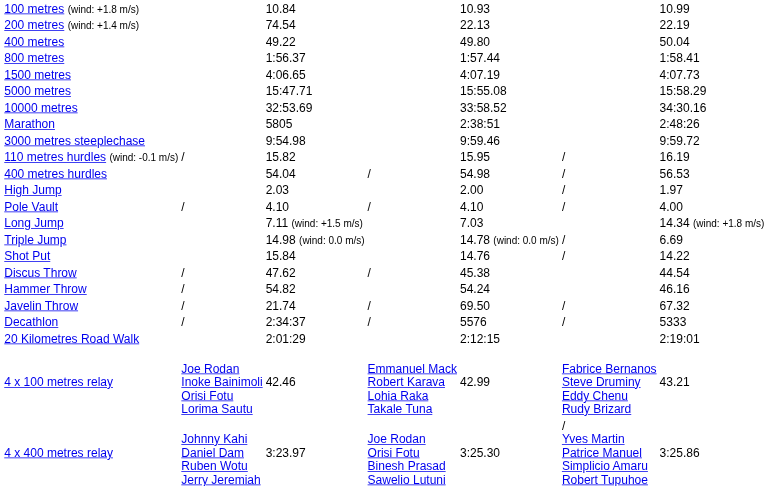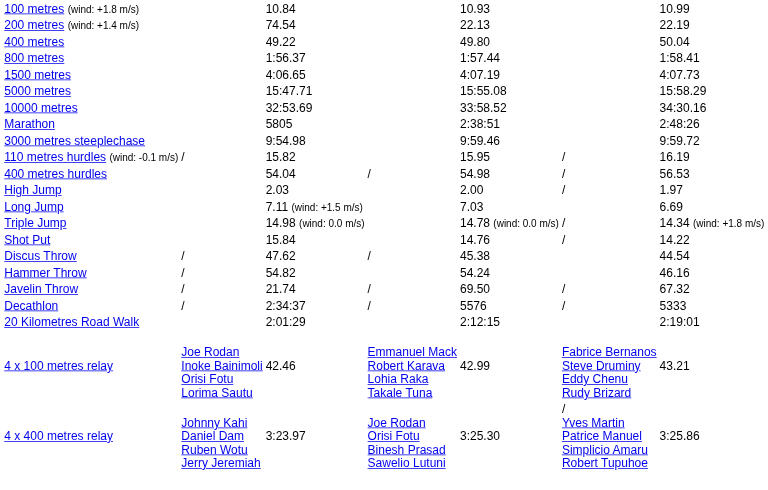- row: (31, 207)
(712, 223) 14.34 (wind: +1.8 m/s) -> (671, 207) 6.69
(671, 240) 6.69 -> (712, 223) 14.34 (wind: +1.8 m/s)
